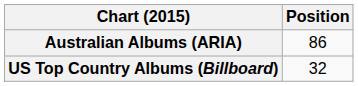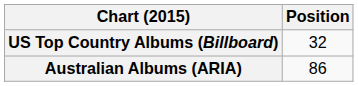rows swapped: (143, 42) <-> (143, 68)
